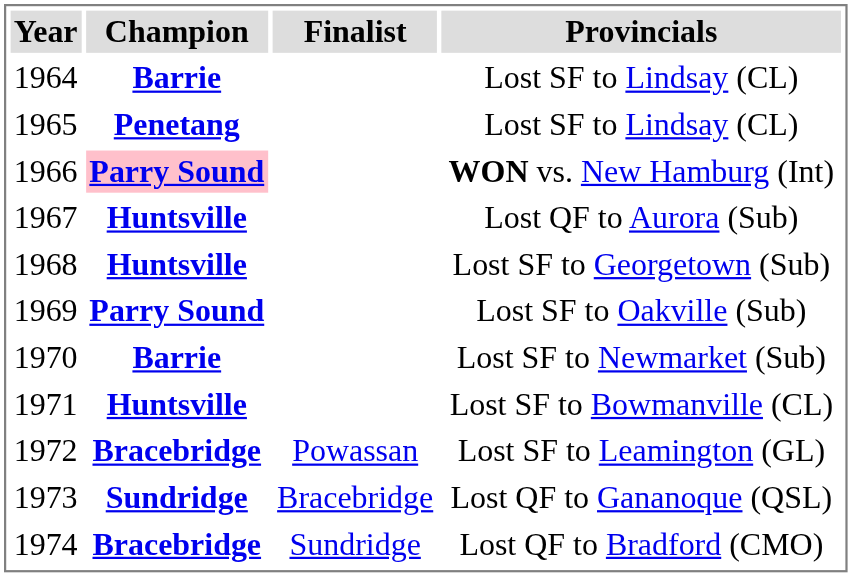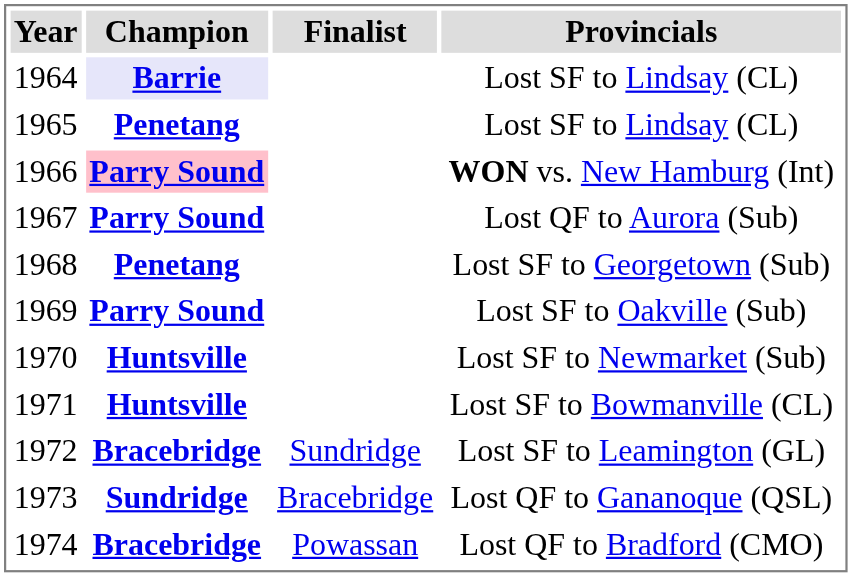(177, 77) no background -> (177, 77) lavender background
(177, 217) Huntsville -> (177, 217) Parry Sound
(177, 264) Huntsville -> (177, 264) Penetang
(177, 357) Barrie -> (177, 357) Huntsville
(355, 450) Powassan -> (355, 450) Sundridge
(355, 543) Sundridge -> (355, 543) Powassan
